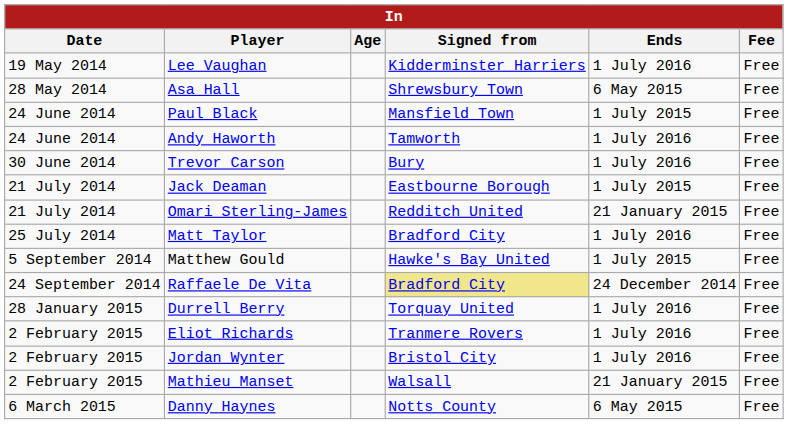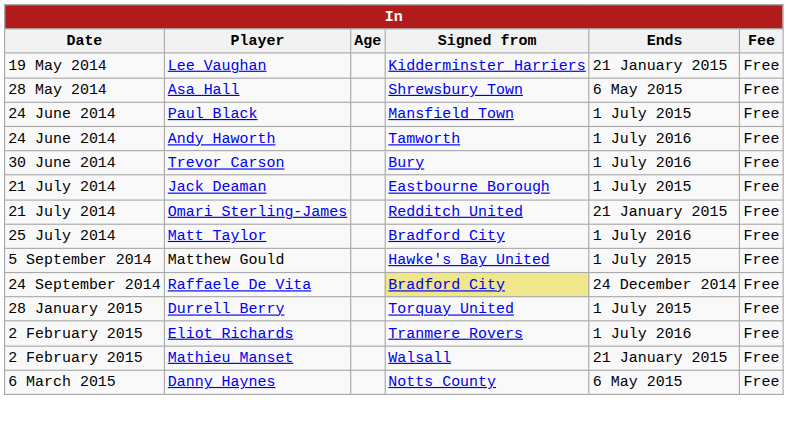(642, 65) 1 July 2016 -> (660, 65) 21 January 2015
(642, 309) 1 July 2016 -> (642, 309) 1 July 2015
- row: (226, 358)
